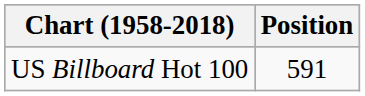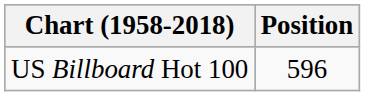(307, 68) 591 -> (307, 68) 596
